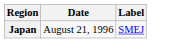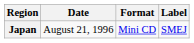+ column: (137, 12)
